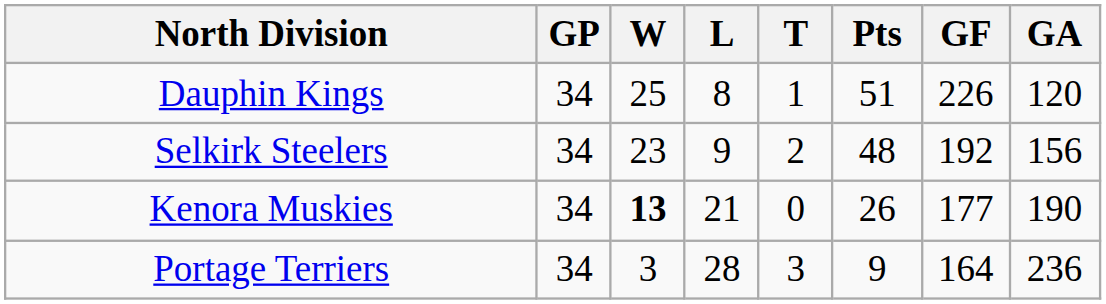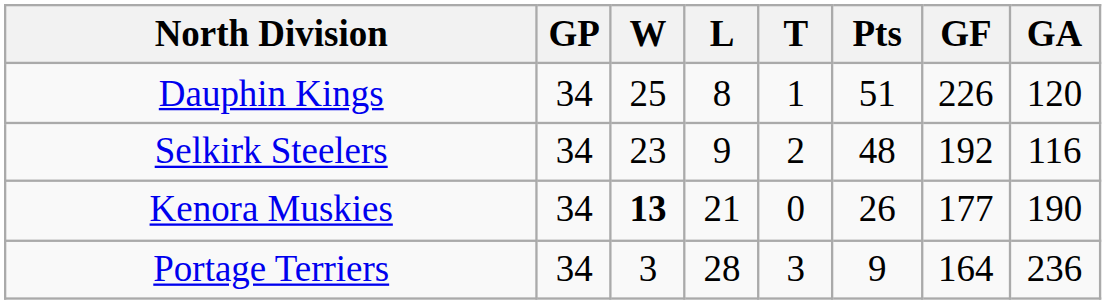(1055, 151) 156 -> (1055, 151) 116
